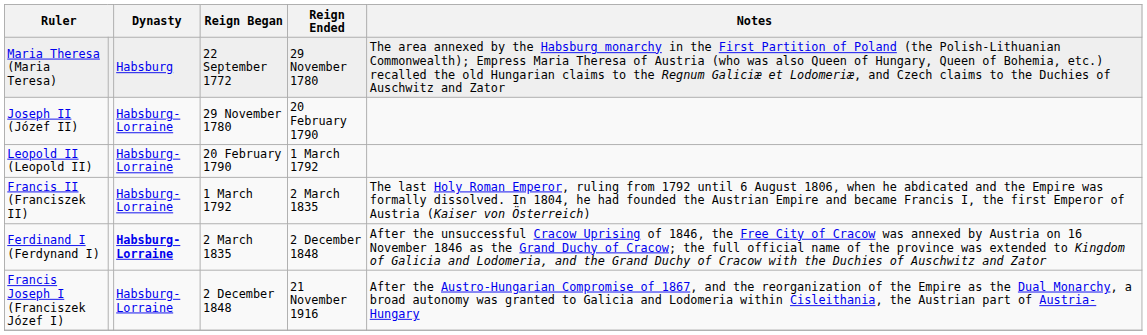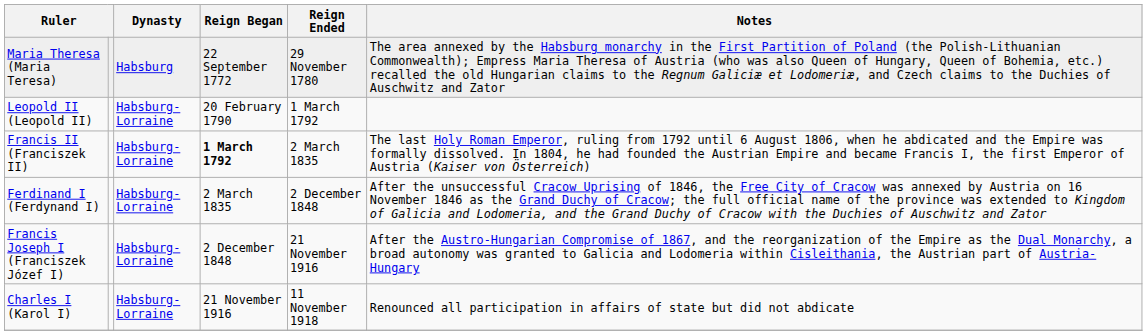- row: (43, 121)
(228, 200) normal -> (228, 154) bold
(148, 247) bold -> (148, 200) normal
+ row: (39, 307)
